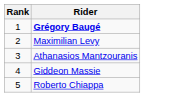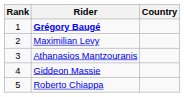+ column: (160, 12)
